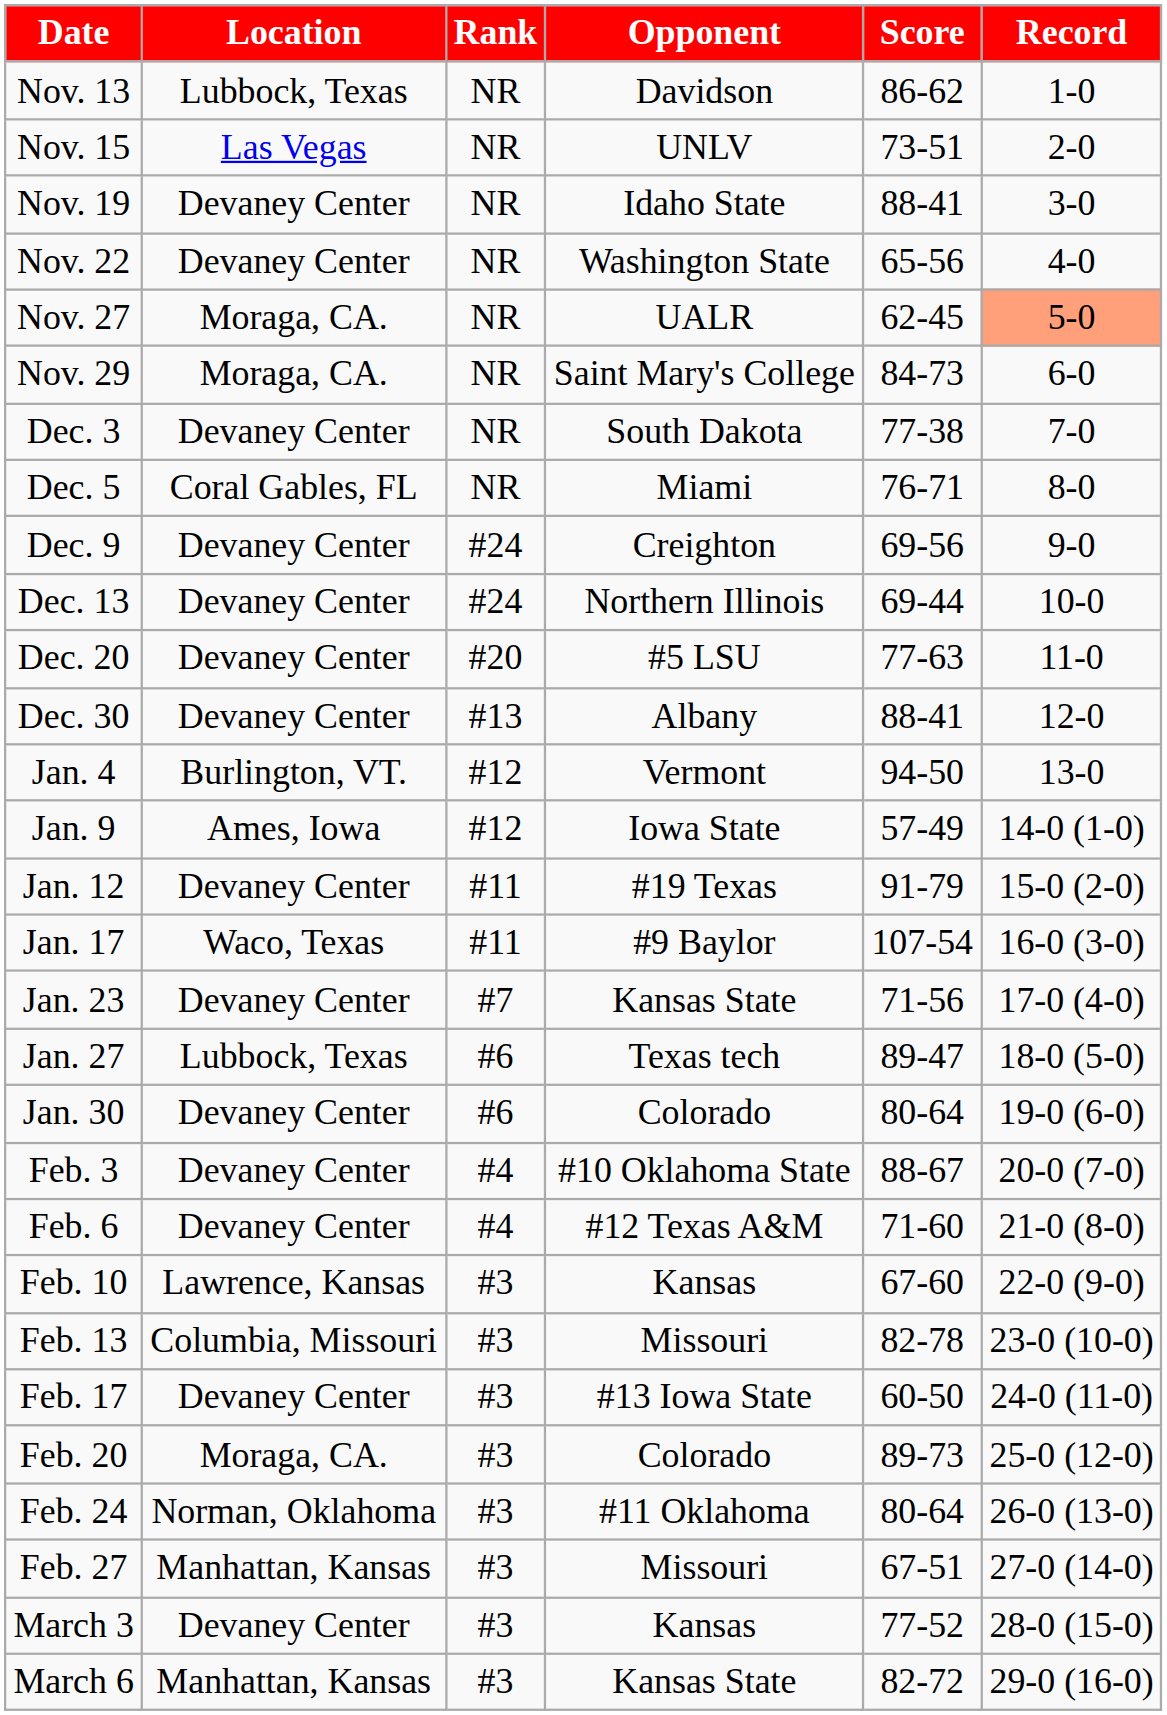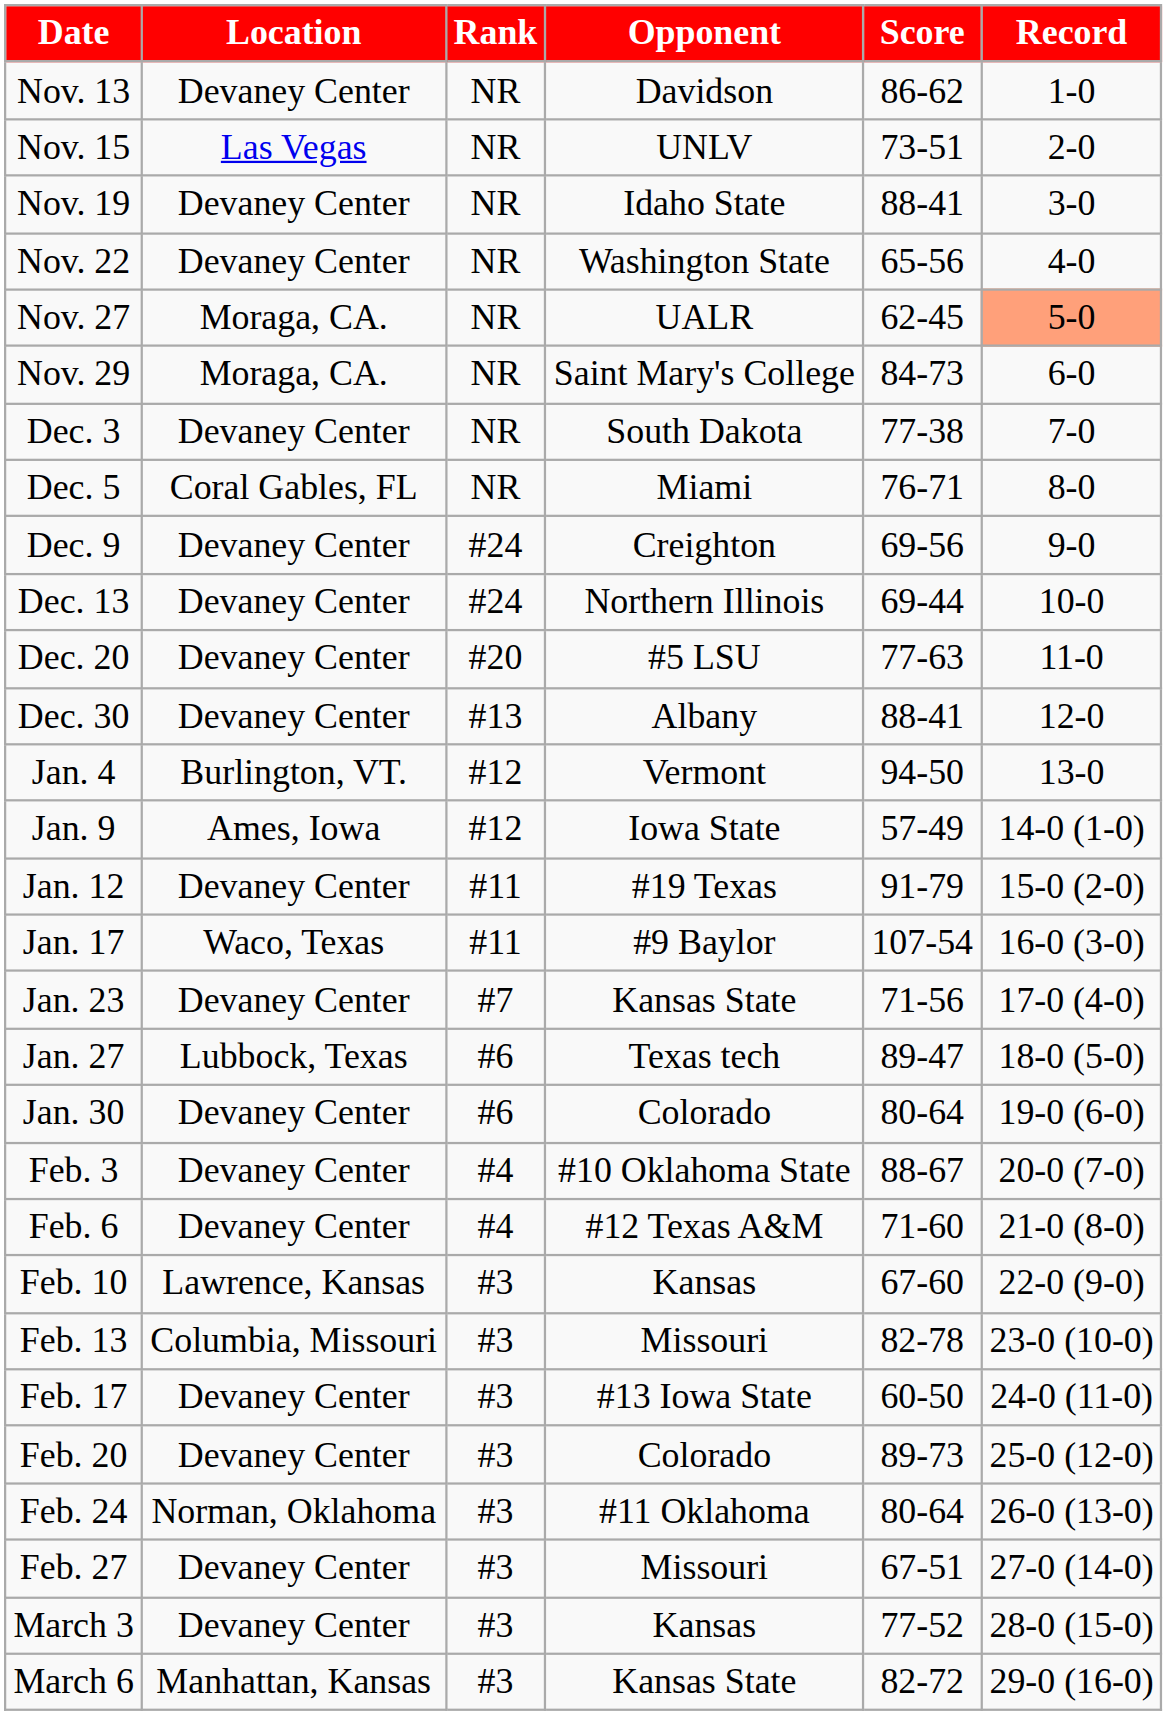(294, 89) Lubbock, Texas -> (294, 89) Devaney Center
(294, 1453) Moraga, CA. -> (294, 1453) Devaney Center
(294, 1567) Manhattan, Kansas -> (294, 1567) Devaney Center
